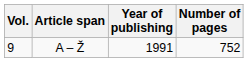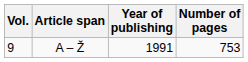(230, 47) 752 -> (230, 47) 753
